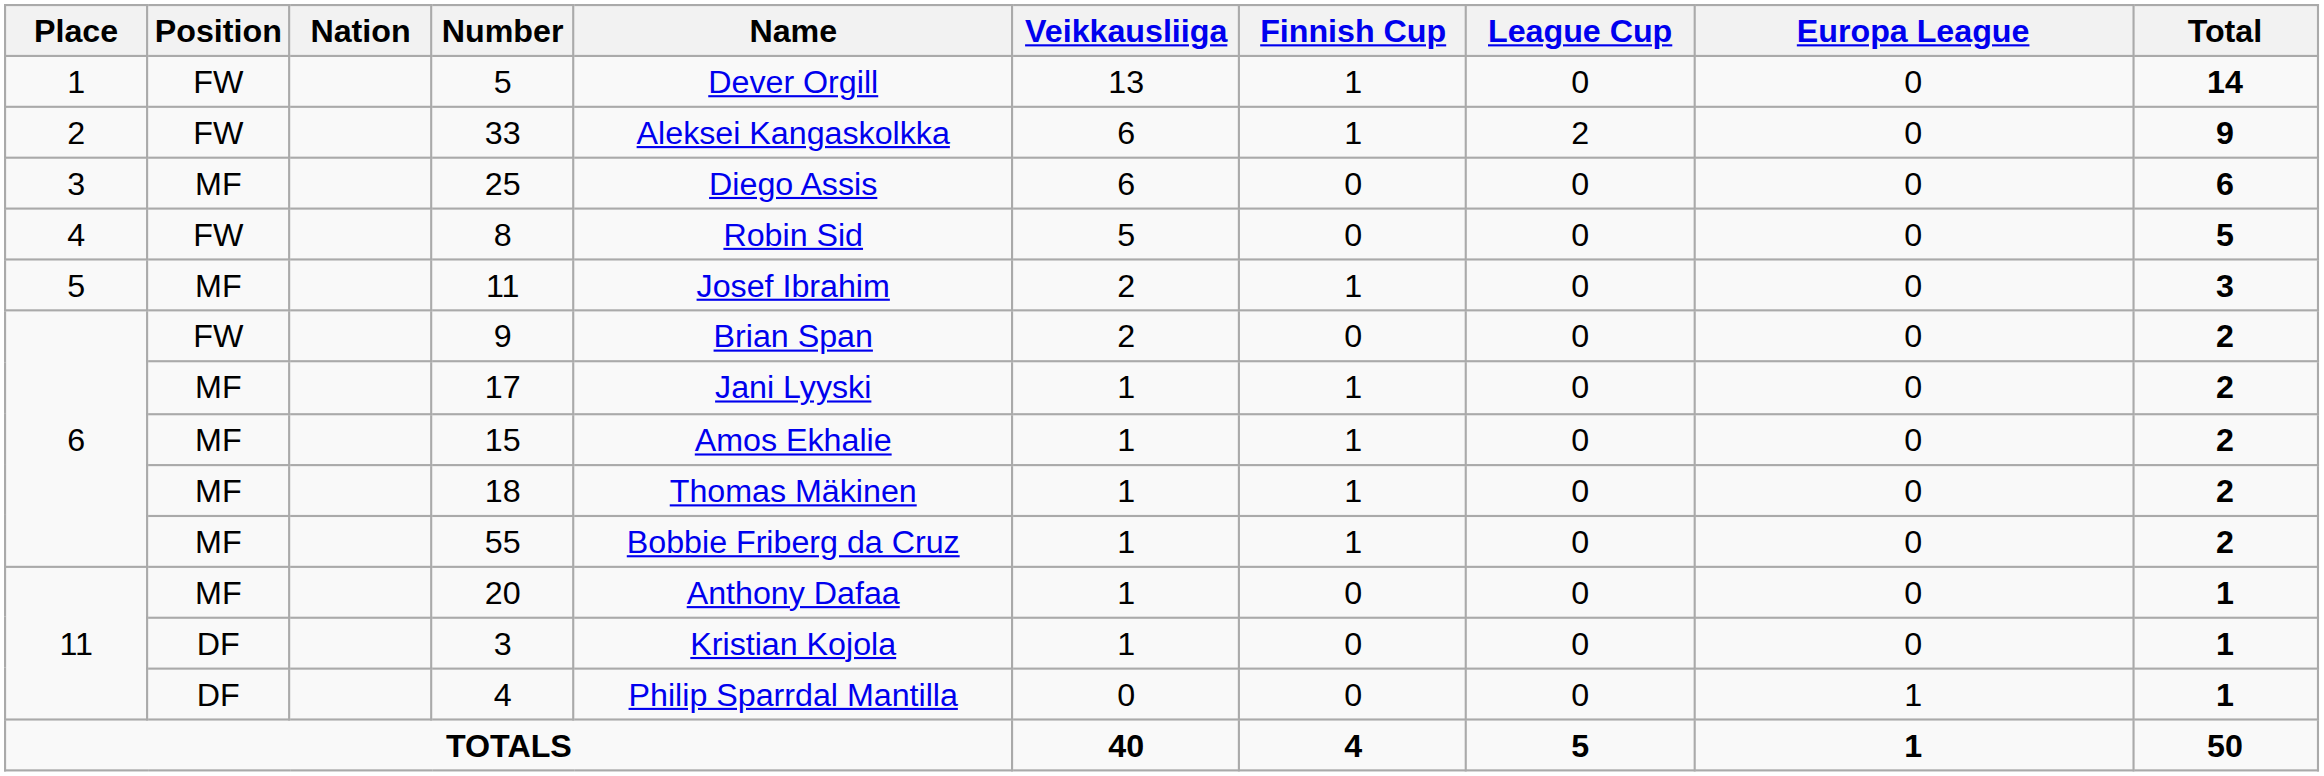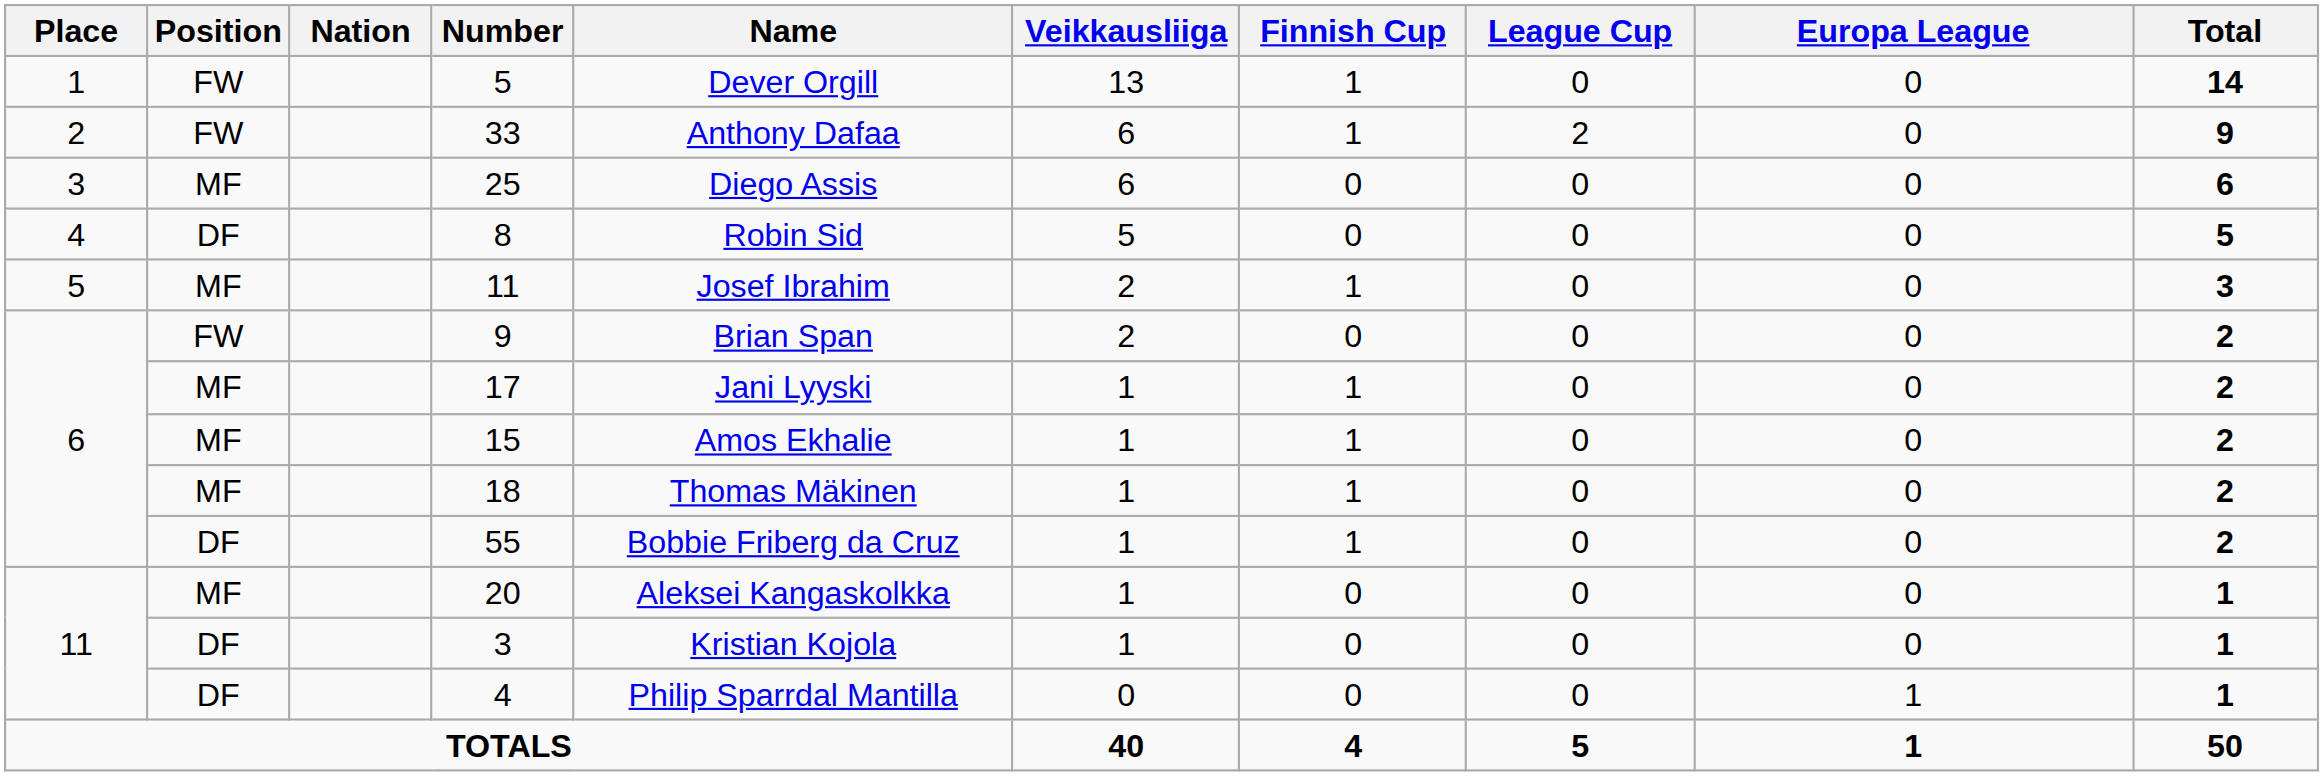(793, 133) Aleksei Kangaskolkka -> (793, 133) Anthony Dafaa
(218, 235) FW -> (218, 235) DF
(218, 541) MF -> (218, 541) DF
(793, 592) Anthony Dafaa -> (793, 592) Aleksei Kangaskolkka
